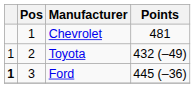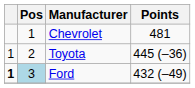(160, 54) 432 (–49) -> (160, 54) 445 (–36)
(31, 74) no background -> (31, 74) lightblue background
(160, 74) 445 (–36) -> (160, 74) 432 (–49)
